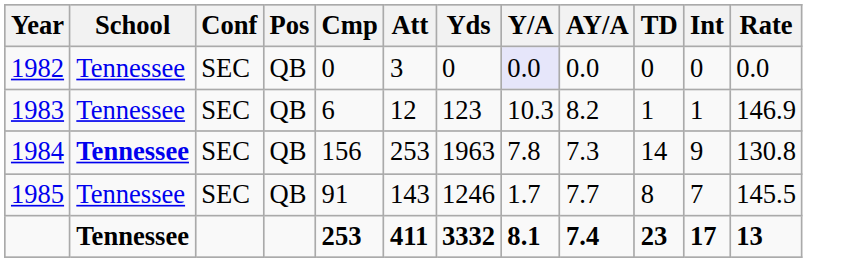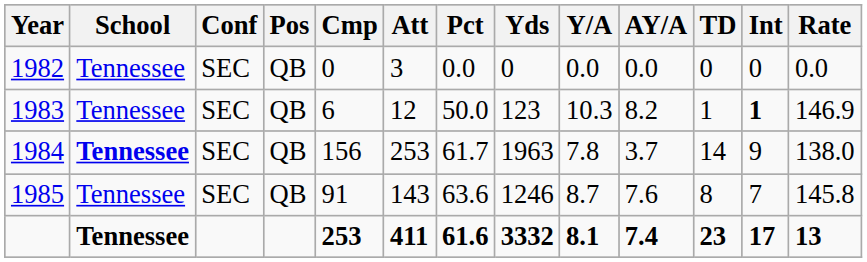+ column: (465, 25)
(524, 67) lavender background -> (583, 67) no background
(697, 109) normal -> (755, 109) bold
(583, 151) 7.3 -> (641, 151) 3.7
(766, 151) 130.8 -> (825, 151) 138.0
(524, 194) 1.7 -> (583, 194) 8.7
(583, 194) 7.7 -> (641, 194) 7.6
(766, 194) 145.5 -> (825, 194) 145.8
